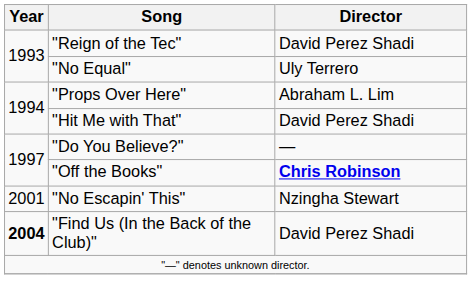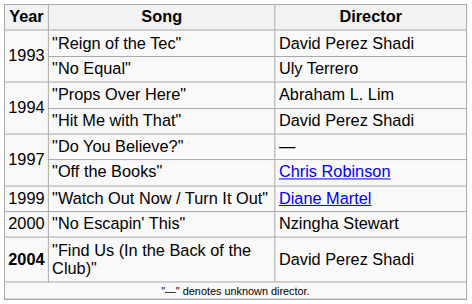(340, 172) bold -> (335, 172) normal
+ row: (160, 198)
(26, 198) 2001 -> (26, 224) 2000
